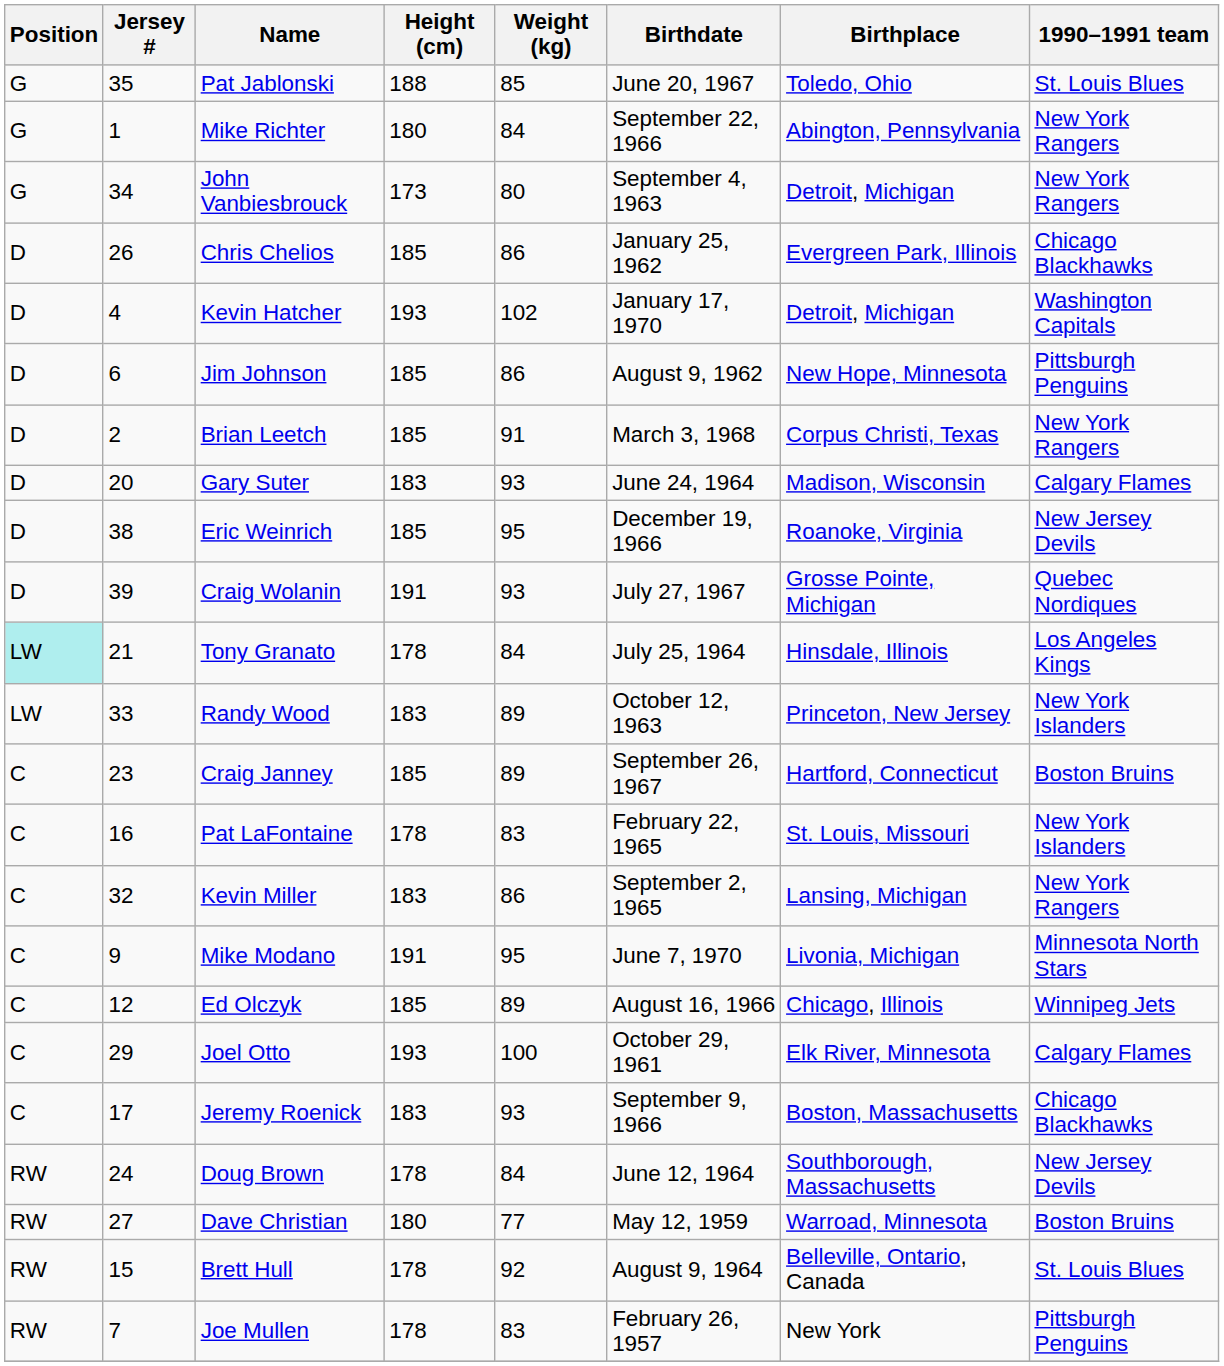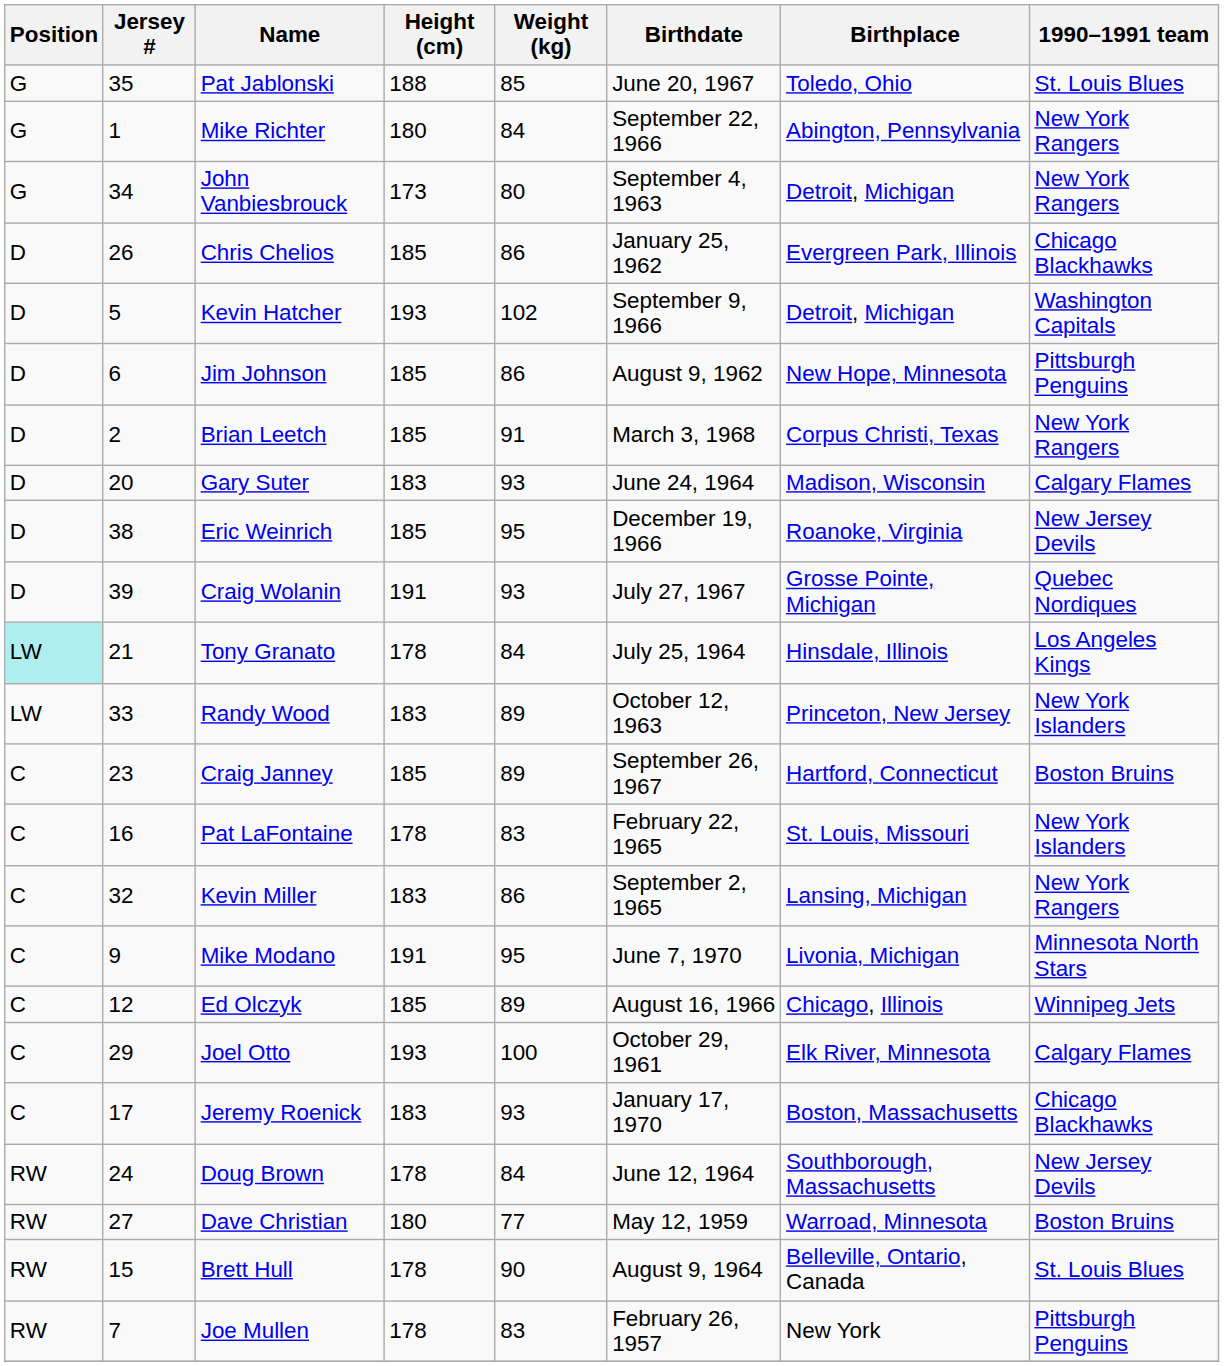(115, 313) 4 -> (115, 313) 5
(671, 313) January 17, 1970 -> (679, 313) September 9, 1966
(679, 1113) September 9, 1966 -> (671, 1113) January 17, 1970
(513, 1270) 92 -> (513, 1270) 90
